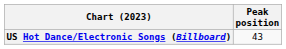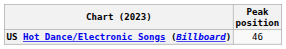(257, 37) 43 -> (257, 37) 46
